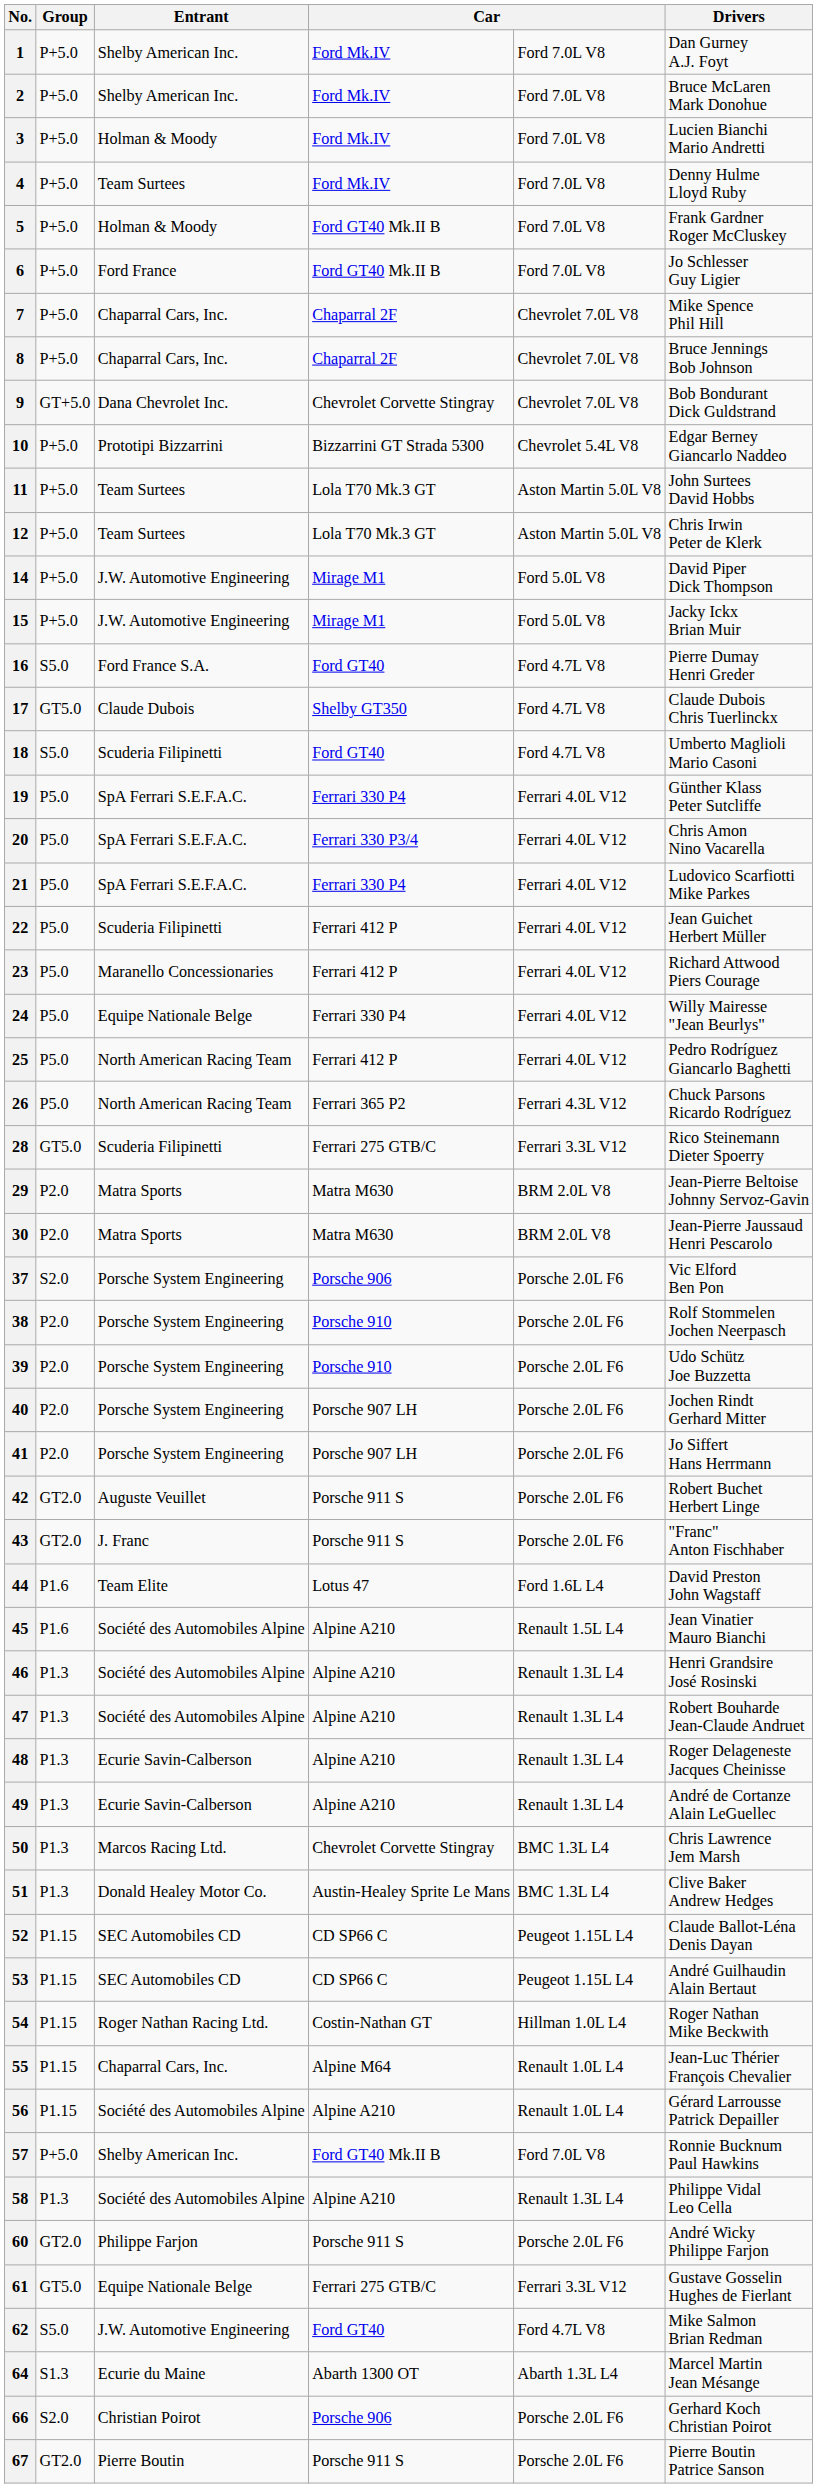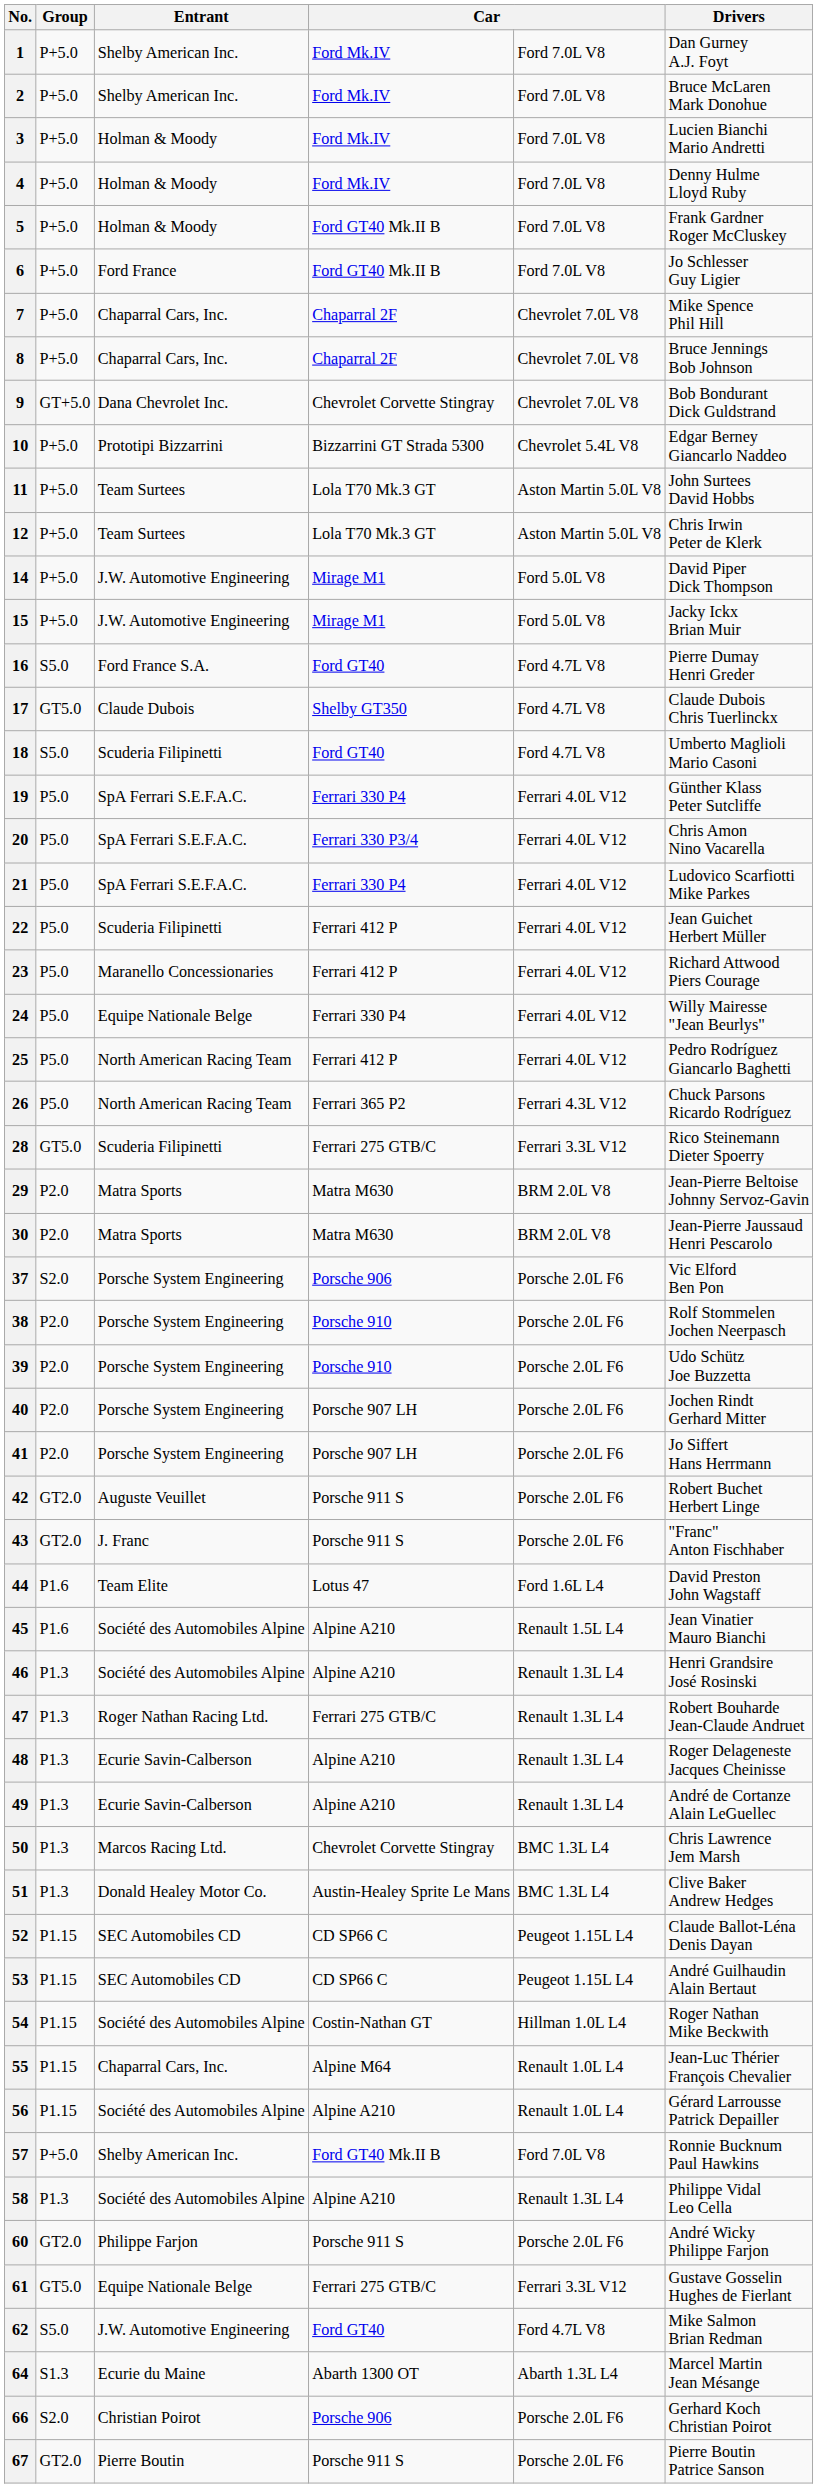(141, 183) Team Surtees -> (157, 183) Holman & Moody
(201, 1716) Société des Automobiles Alpine -> (183, 1716) Roger Nathan Racing Ltd.
(354, 1716) Alpine A210 -> (374, 1716) Ferrari 275 GTB/C
(183, 2023) Roger Nathan Racing Ltd. -> (201, 2023) Société des Automobiles Alpine
